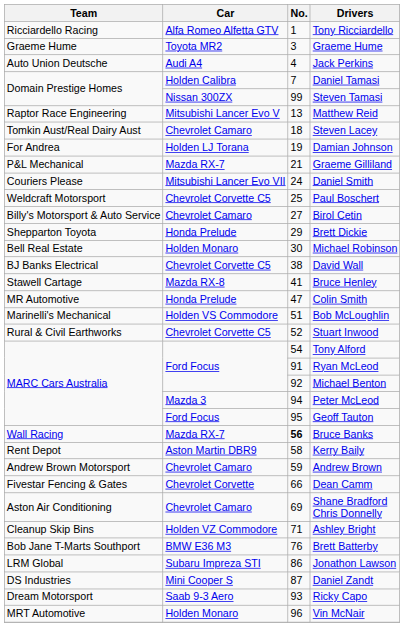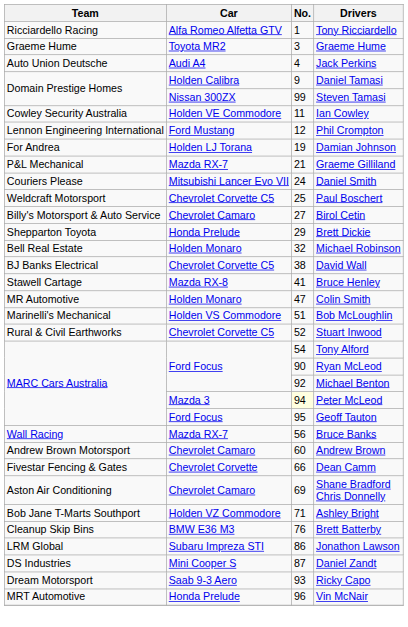(294, 81) 7 -> (297, 81) 9
+ row: (342, 114)
+ row: (350, 131)
- row: (345, 114)
- row: (345, 131)
(296, 249) 30 -> (300, 249) 32
(201, 299) Honda Prelude -> (205, 299) Holden Monaro
(296, 367) 91 -> (300, 367) 90
(296, 400) no background -> (300, 400) lightyellow background
(296, 434) bold -> (300, 434) normal
- row: (338, 451)
(296, 468) 59 -> (300, 451) 60
(50, 530) Cleanup Skip Bins -> (73, 513) Bob Jane T-Marts Southport
(73, 547) Bob Jane T-Marts Southport -> (50, 530) Cleanup Skip Bins
(202, 614) Holden Monaro -> (204, 597) Honda Prelude
